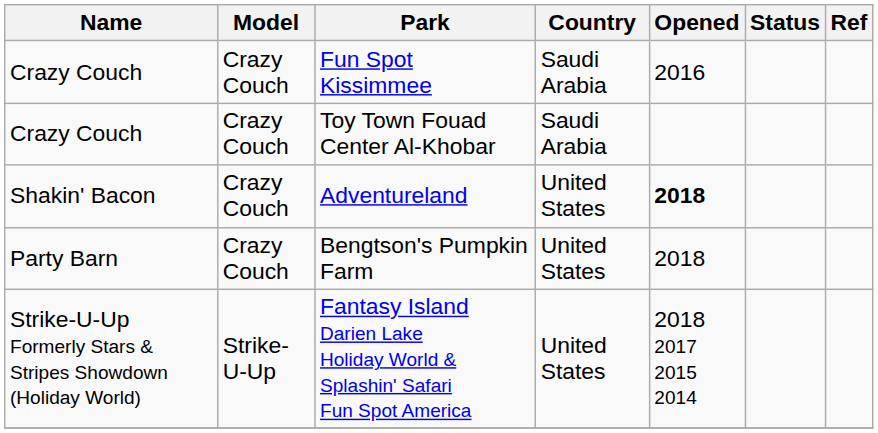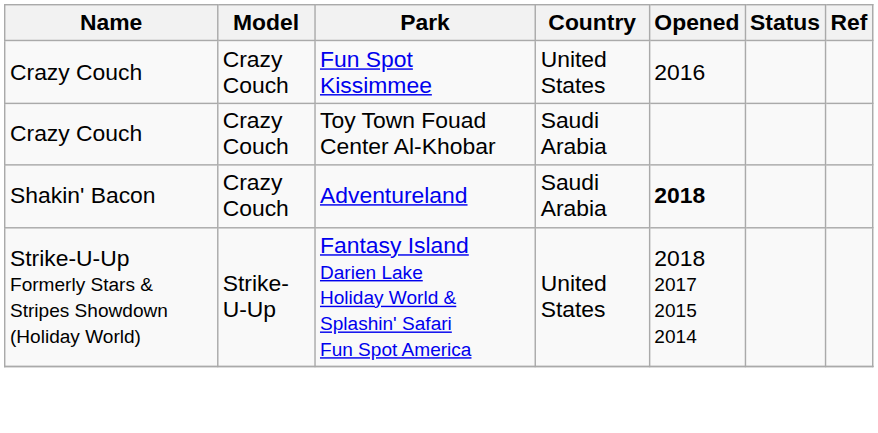(574, 71) Saudi Arabia -> (574, 71) United States
(574, 195) United States -> (574, 195) Saudi Arabia
- row: (424, 257)
